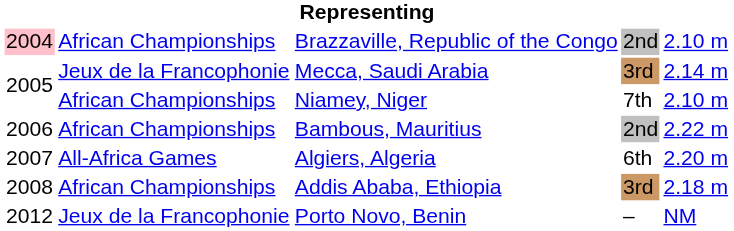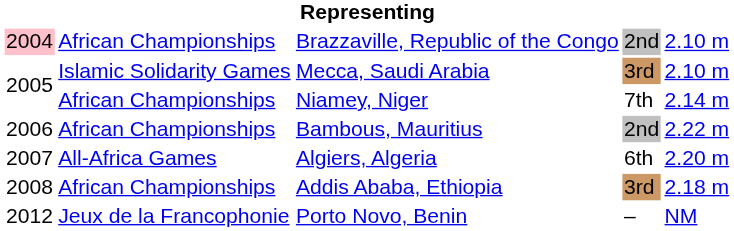(174, 70) Jeux de la Francophonie -> (174, 70) Islamic Solidarity Games
(696, 70) 2.14 m -> (697, 70) 2.10 m
(696, 99) 2.10 m -> (697, 99) 2.14 m
